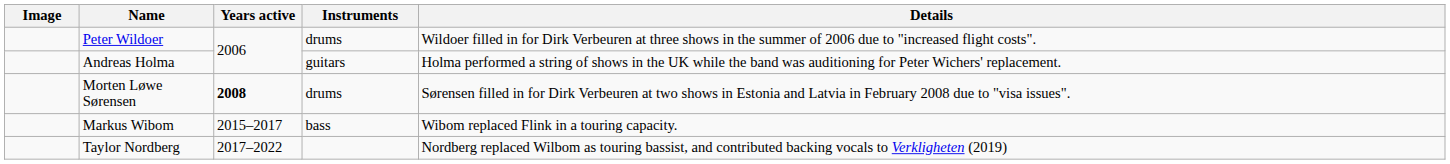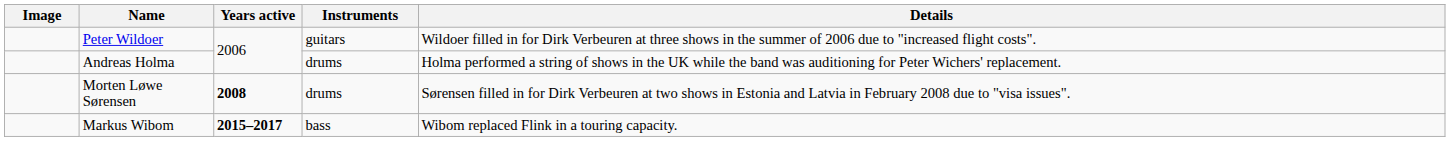(324, 39) drums -> (325, 39) guitars
(325, 62) guitars -> (324, 62) drums
(250, 124) normal -> (250, 124) bold
- row: (131, 147)
